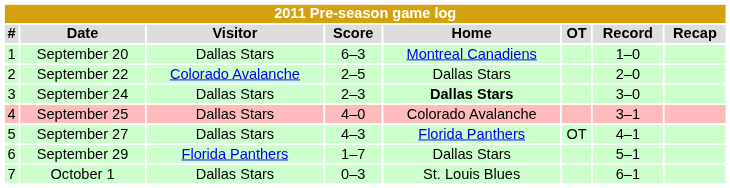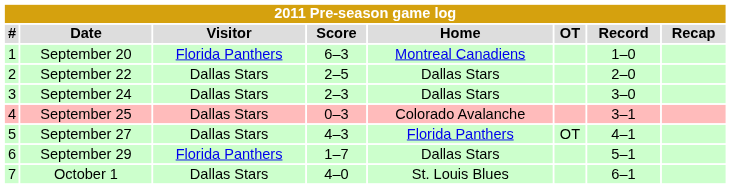(235, 54) Dallas Stars -> (229, 54) Florida Panthers
(235, 74) Colorado Avalanche -> (229, 74) Dallas Stars
(472, 94) bold -> (460, 94) normal
(353, 114) 4–0 -> (336, 114) 0–3
(353, 174) 0–3 -> (336, 174) 4–0
